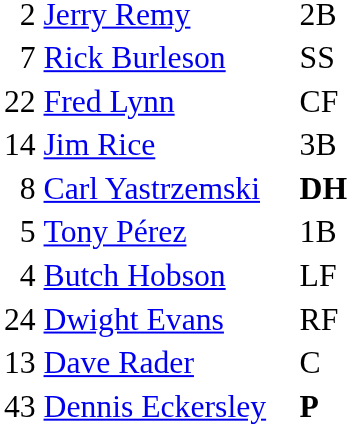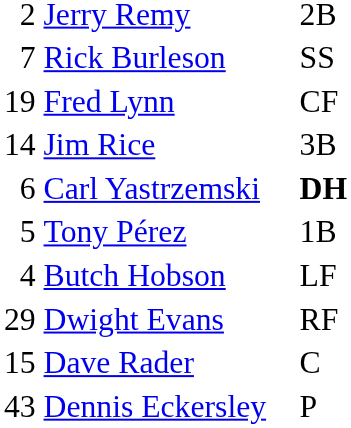(20, 101) 22 -> (20, 101) 19
(20, 188) 8 -> (20, 188) 6
(20, 319) 24 -> (20, 319) 29
(20, 362) 13 -> (20, 362) 15
(309, 406) bold -> (308, 406) normal
